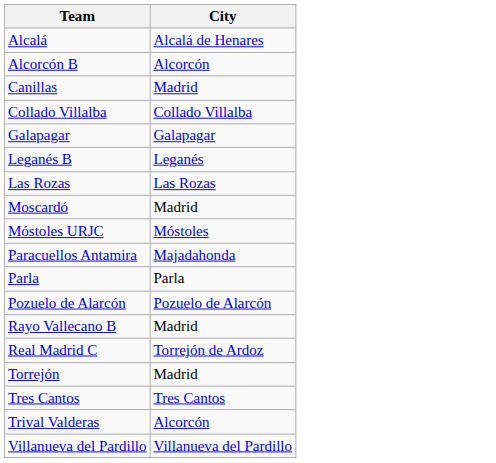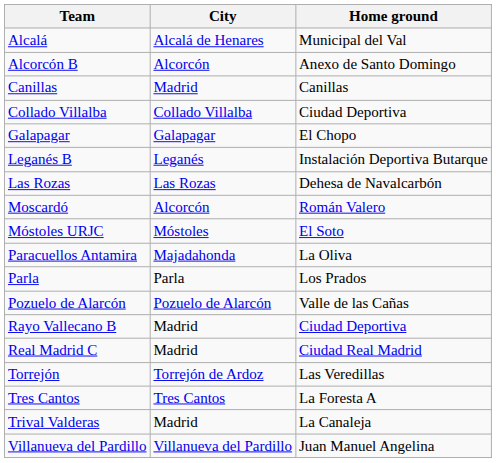+ column: (393, 16)
(176, 207) Madrid -> (181, 207) Alcorcón
(208, 350) Torrejón de Ardoz -> (176, 350) Madrid
(176, 374) Madrid -> (208, 374) Torrejón de Ardoz
(181, 421) Alcorcón -> (176, 421) Madrid
